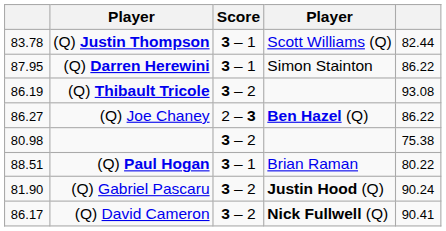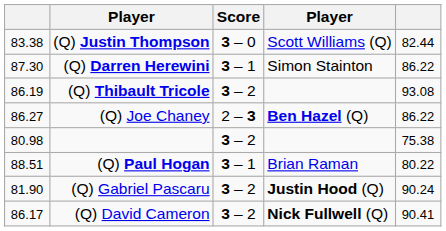(27, 43) 83.78 -> (27, 43) 83.38
(238, 42) 3 – 1 -> (238, 42) 3 – 0
(27, 67) 87.95 -> (27, 67) 87.30
